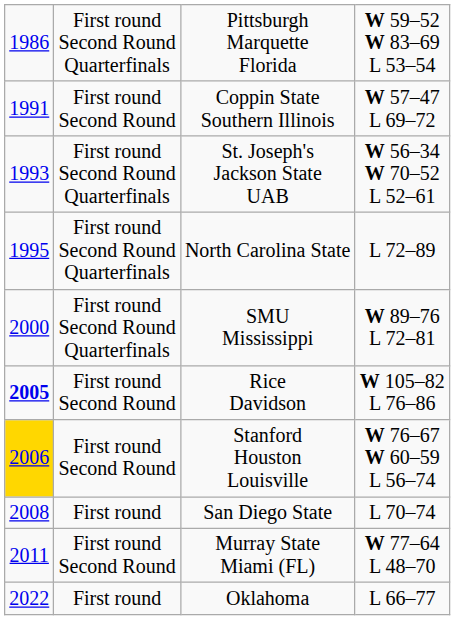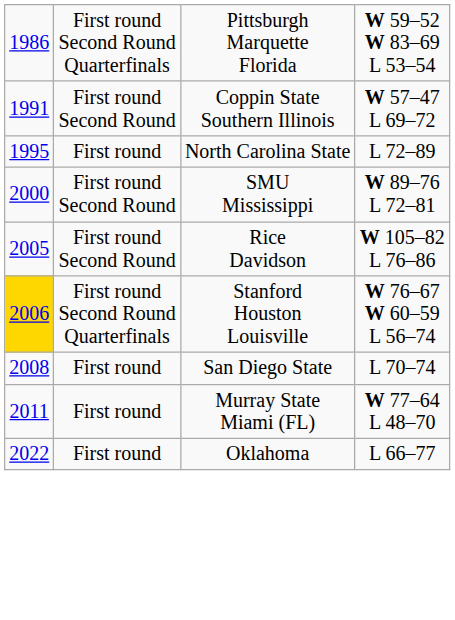- row: (268, 173)
(117, 250) First round Second Round Quarterfinals -> (117, 151) First round
(117, 327) First round Second Round Quarterfinals -> (117, 194) First round Second Round
(29, 392) bold -> (29, 248) normal
(117, 458) First round Second Round -> (117, 313) First round Second Round Quarterfinals
(117, 555) First round Second Round -> (117, 411) First round
